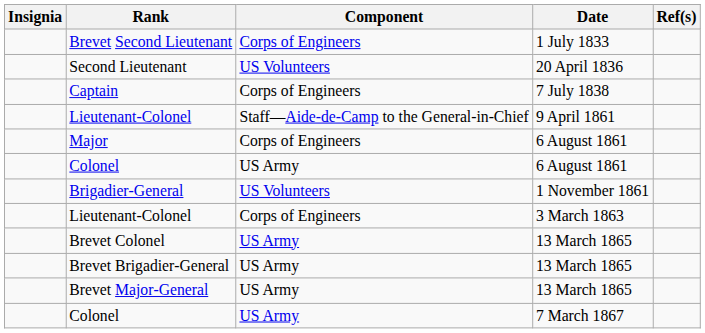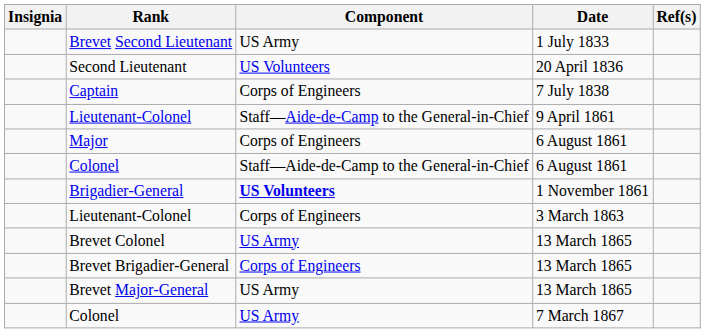(300, 41) Corps of Engineers -> (269, 41) US Army
(269, 166) US Army -> (384, 166) Staff—Aide-de‑Camp to the General-in‑Chief
(285, 191) normal -> (287, 191) bold
(269, 265) US Army -> (300, 265) Corps of Engineers
